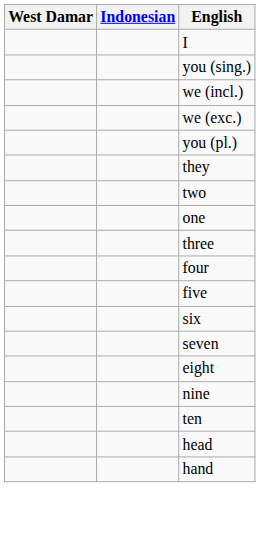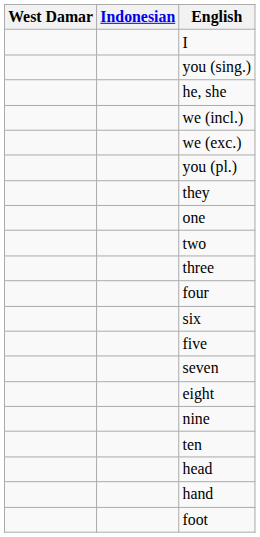+ row: (204, 92)
rows swapped: (194, 218) <-> (194, 192)
rows swapped: (195, 293) <-> (192, 318)
+ row: (195, 519)
